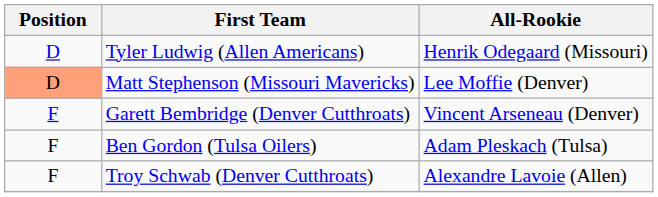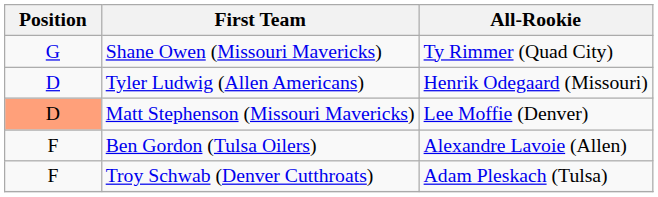+ row: (244, 51)
- row: (258, 113)
(516, 144) Adam Pleskach (Tulsa) -> (525, 144) Alexandre Lavoie (Allen)
(525, 176) Alexandre Lavoie (Allen) -> (516, 176) Adam Pleskach (Tulsa)
